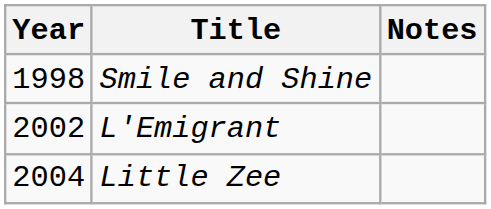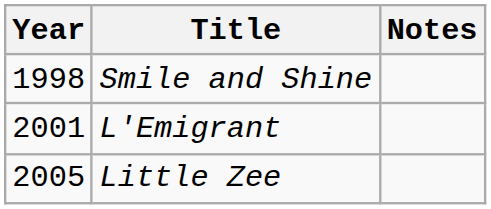(49, 129) 2002 -> (49, 129) 2001
(49, 178) 2004 -> (49, 178) 2005
